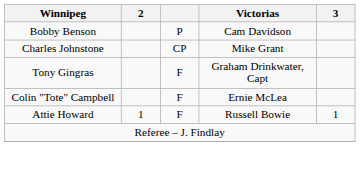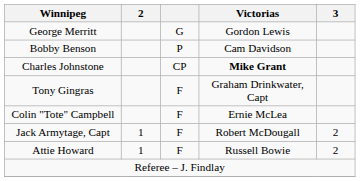+ row: (63, 31)
(258, 48) normal -> (258, 66) bold
+ row: (63, 132)
(336, 114) 1 -> (336, 150) 2
